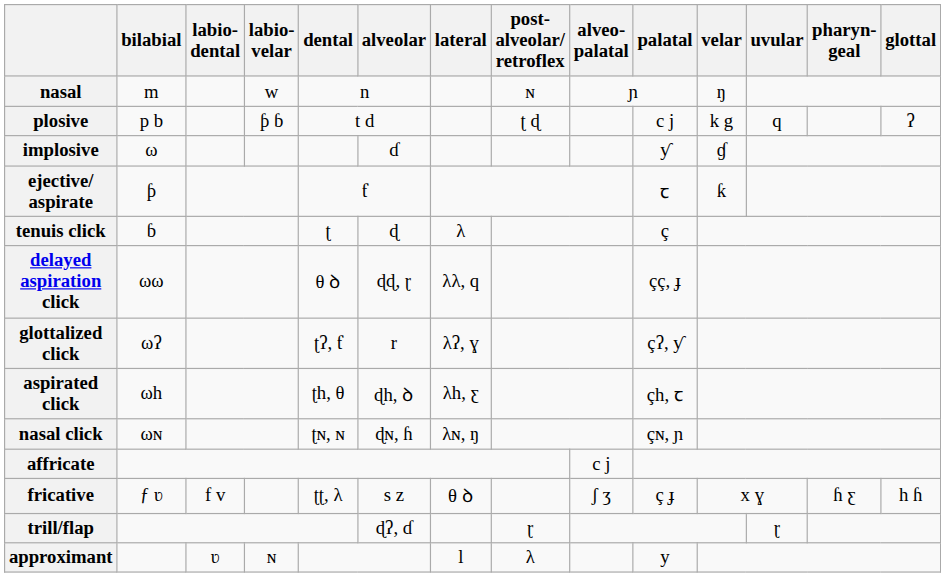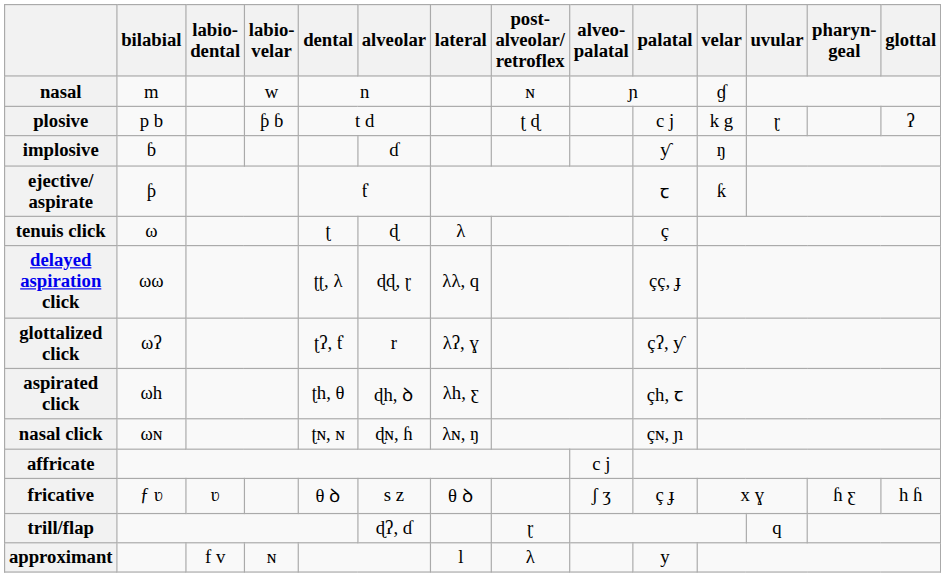(721, 91) ŋ -> (721, 91) ɠ
(777, 120) q -> (777, 120) ɽ
(151, 150) ω -> (151, 150) ɓ
(721, 150) ɠ -> (721, 150) ŋ
(151, 230) ɓ -> (151, 230) ω
(328, 282) θ ꝺ -> (328, 281) ʈʈ, λ
(215, 495) f v -> (215, 495) ʋ
(328, 495) ʈʈ, λ -> (328, 496) θ ꝺ
(777, 527) ɽ -> (777, 527) q
(215, 557) ʋ -> (215, 557) f v
